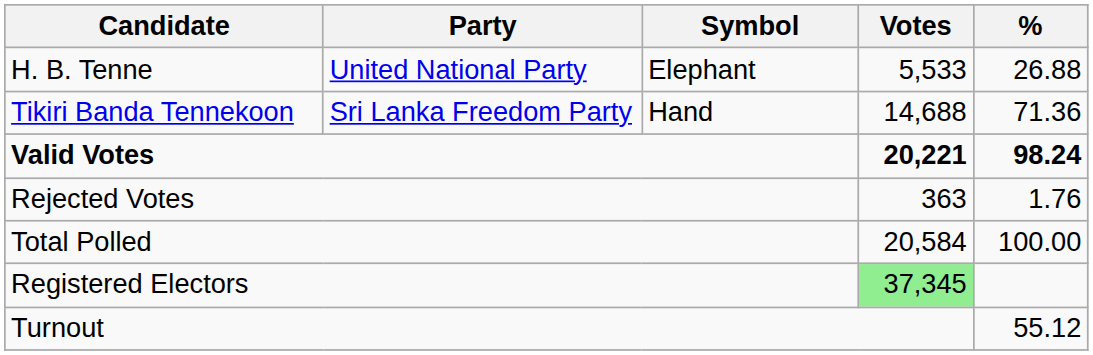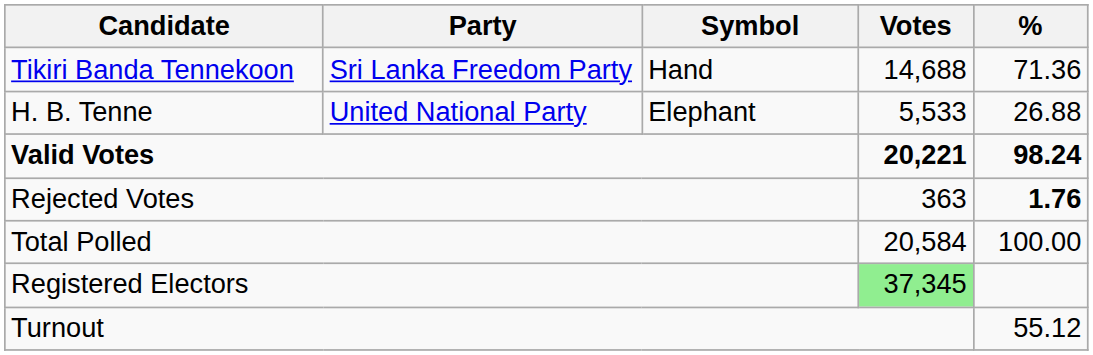rows swapped: (152, 112) <-> (82, 69)
(1055, 198) normal -> (1055, 198) bold
